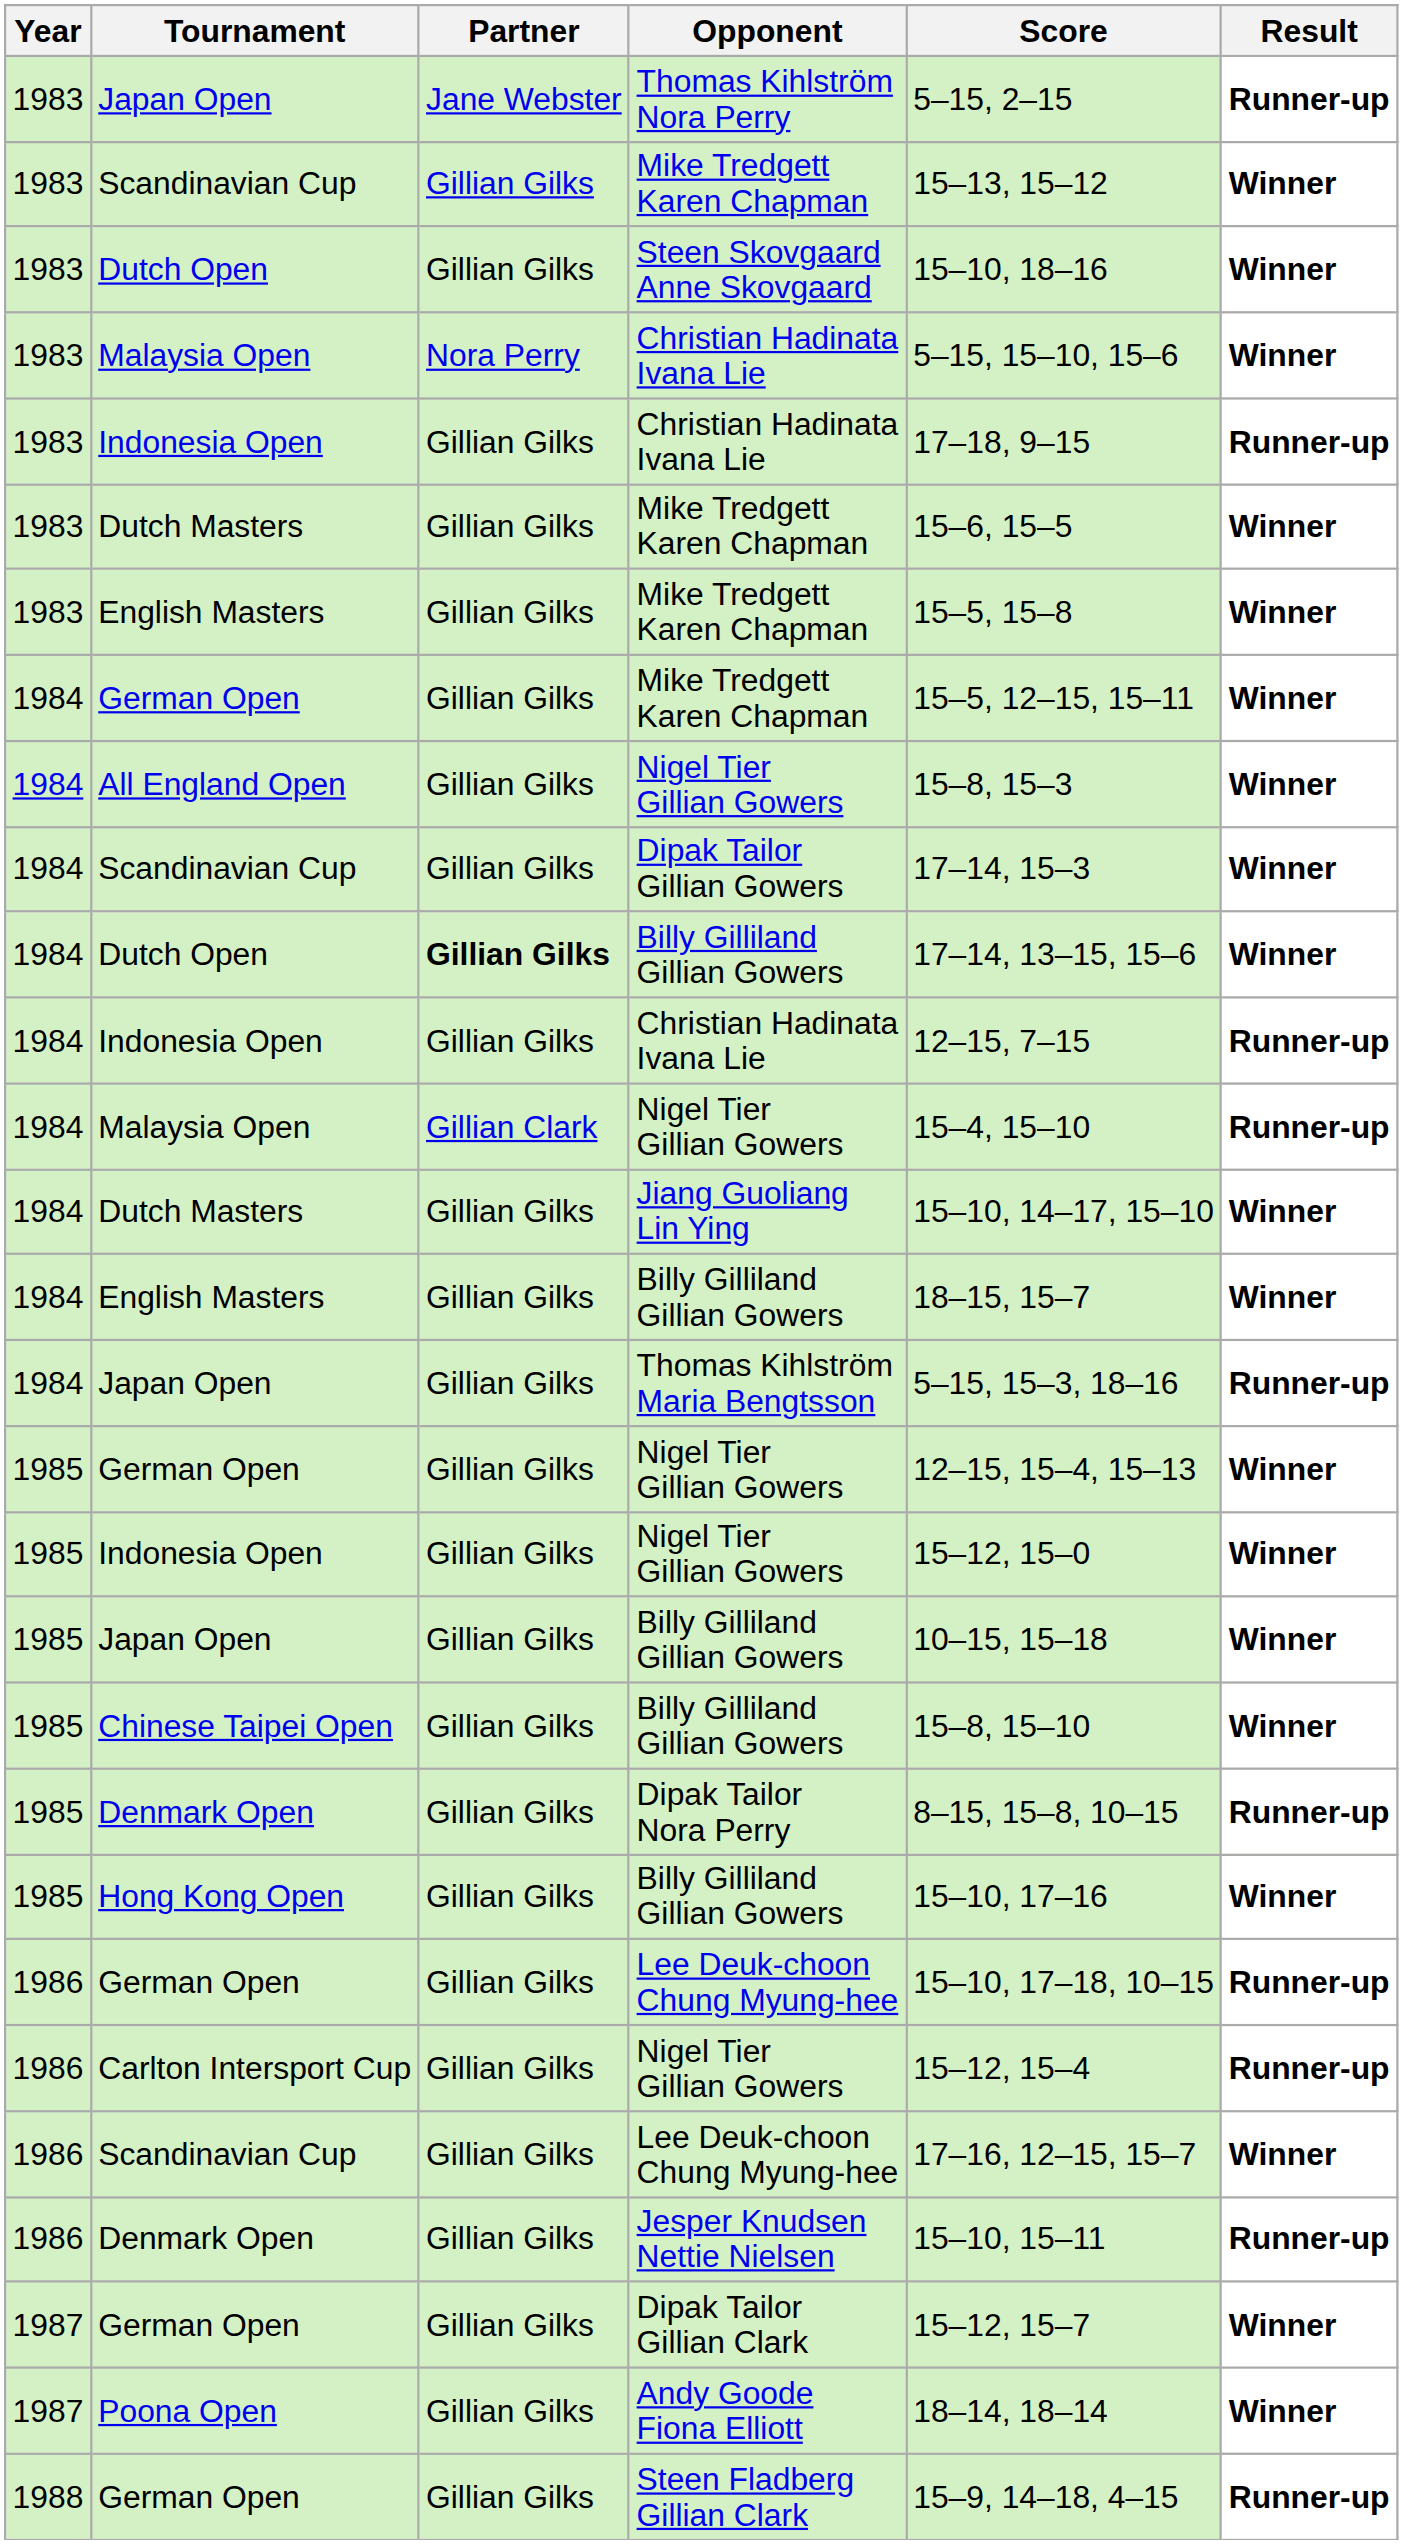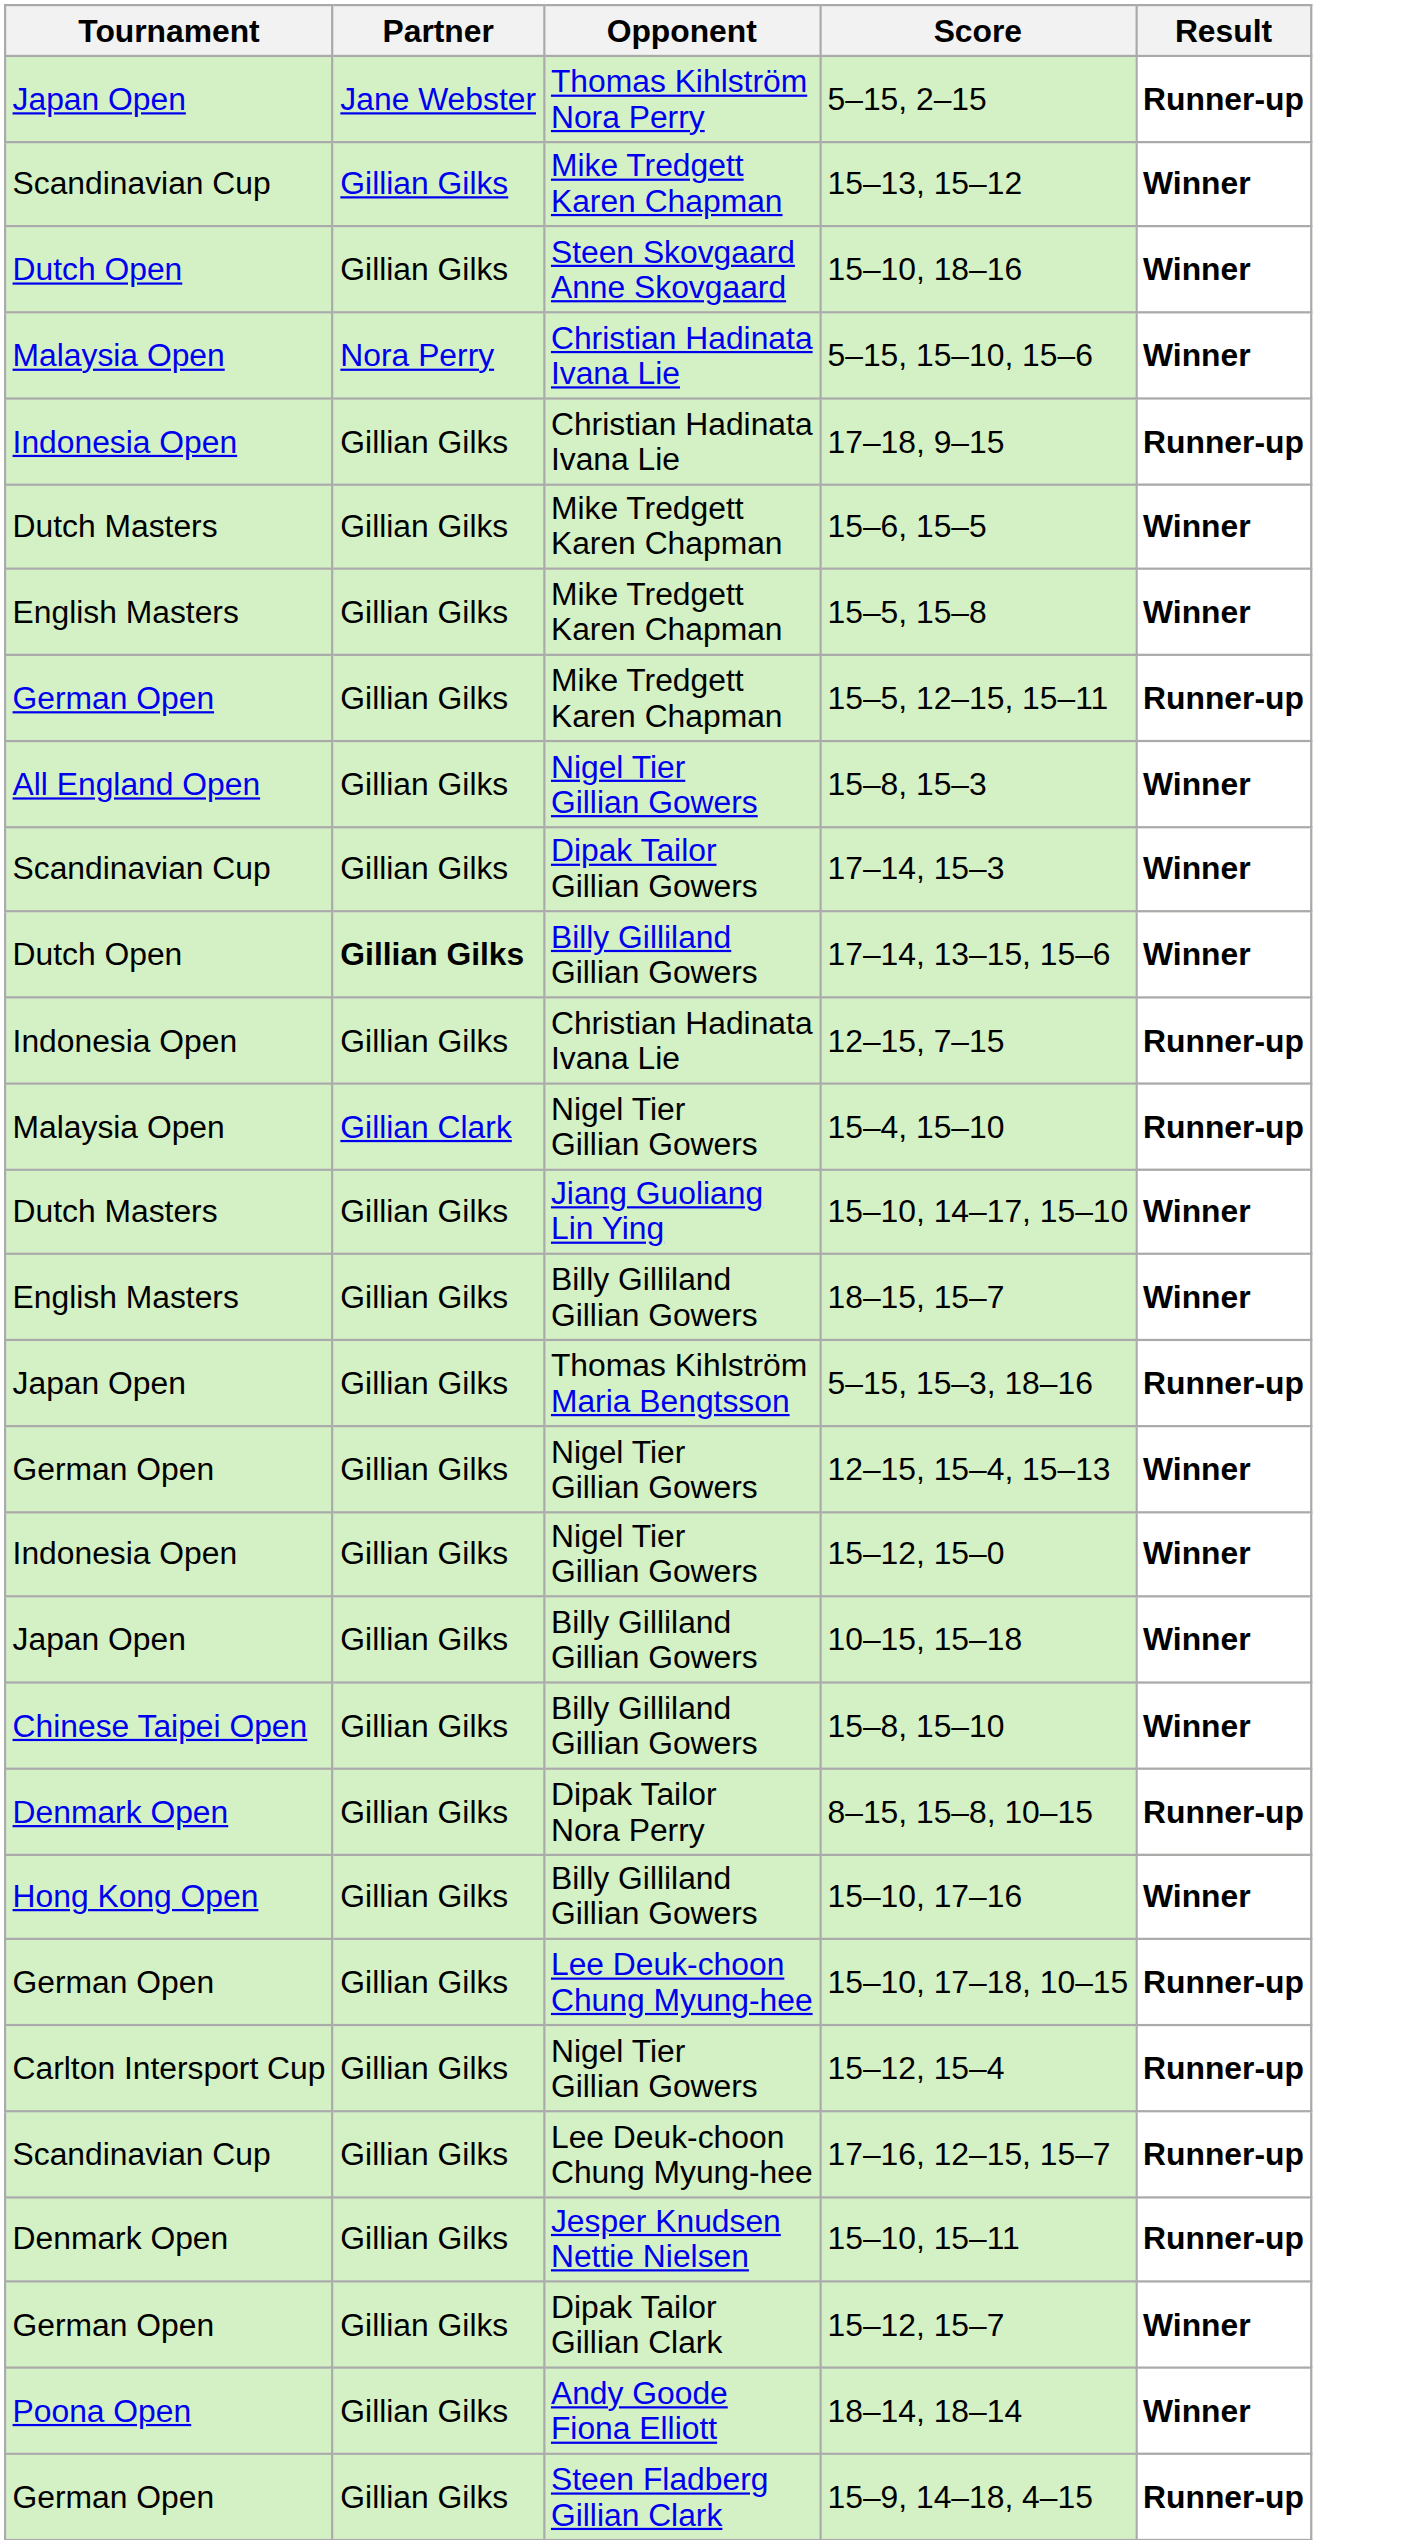- column: (48, 31)
(1283, 698) Winner -> (1224, 698) Runner-up
(1283, 2154) Winner -> (1224, 2154) Runner-up
